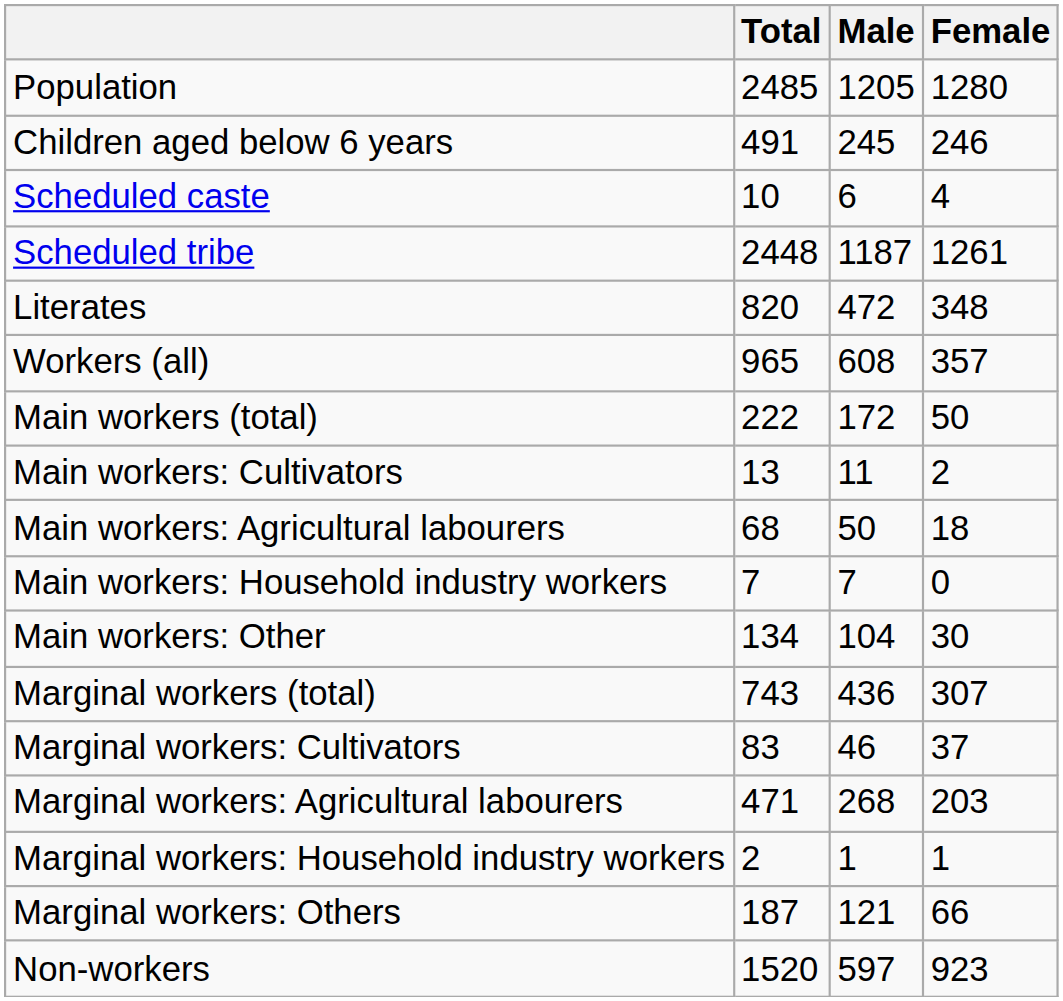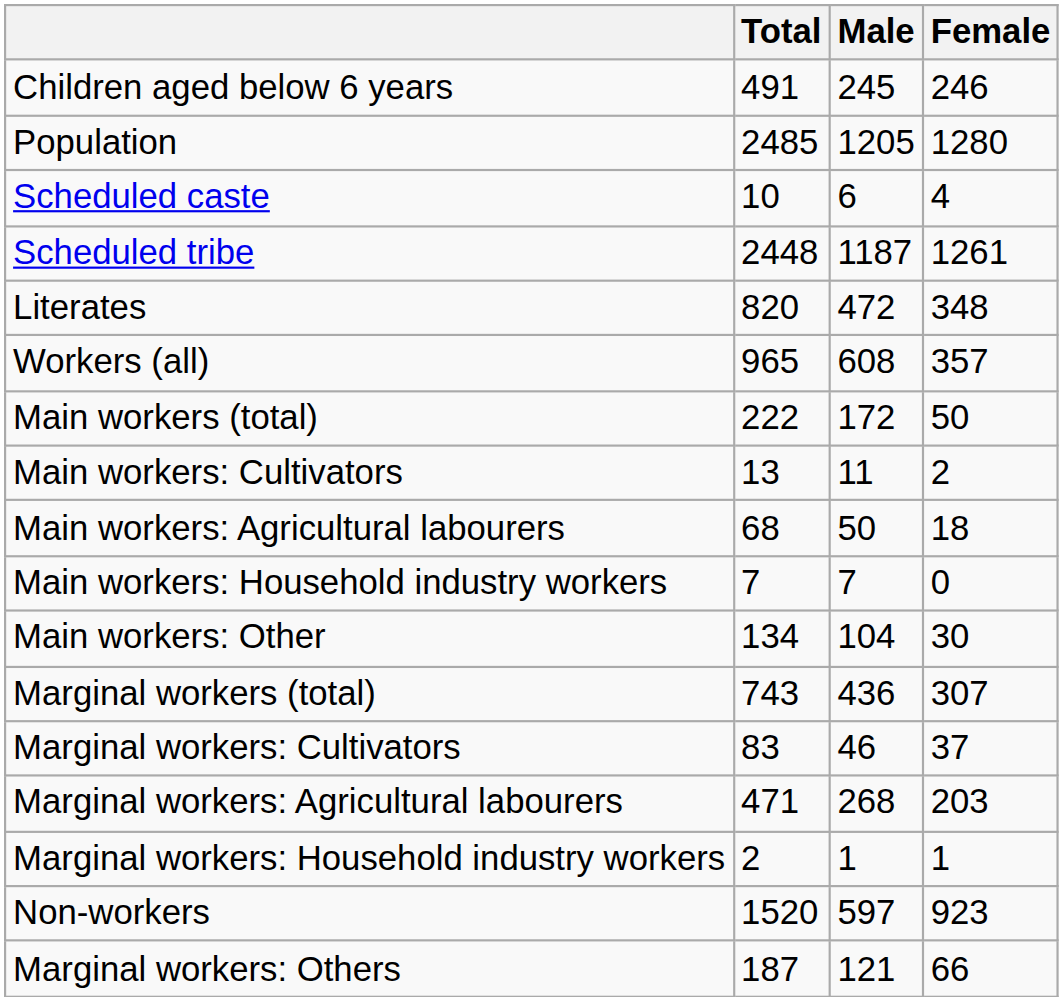rows swapped: (95, 87) <-> (233, 142)
rows swapped: (207, 913) <-> (111, 968)
